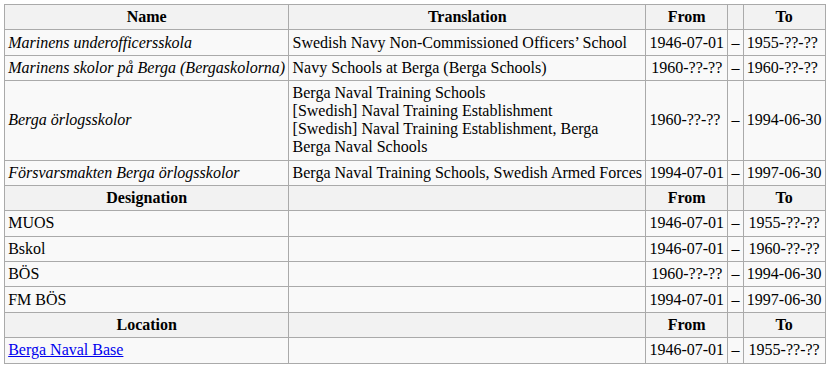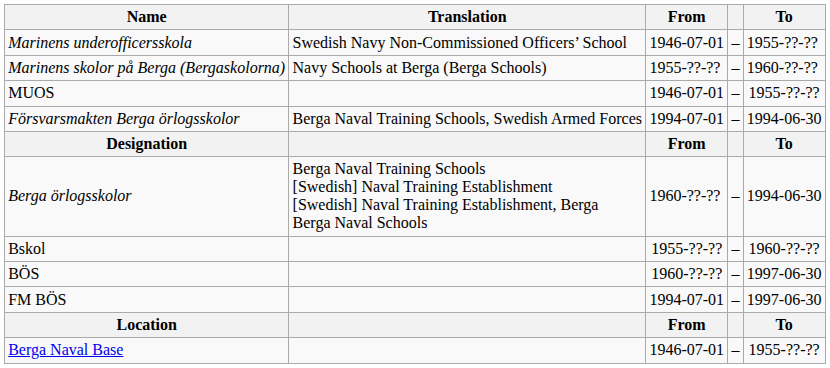(687, 67) 1960-??-?? -> (685, 67) 1955-??-??
rows swapped: (70, 120) <-> (31, 223)
(784, 172) 1997-06-30 -> (784, 118) 1994-06-30
(687, 248) 1946-07-01 -> (687, 248) 1955-??-??
(784, 274) 1994-06-30 -> (784, 274) 1997-06-30
